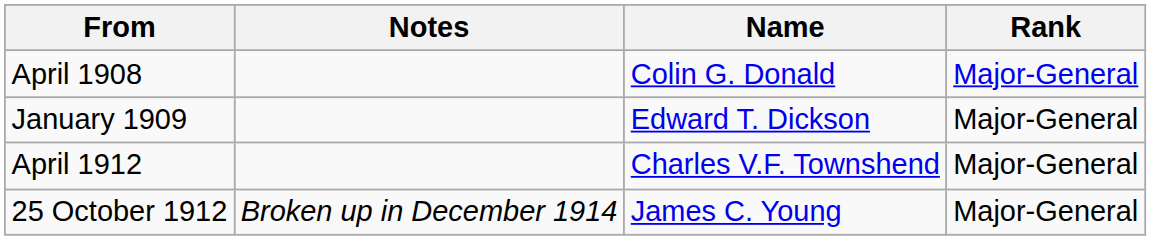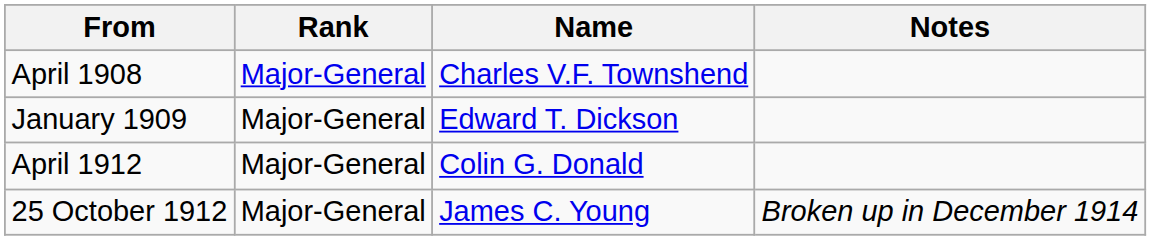columns swapped: (1046, 27) <-> (429, 27)
(733, 73) Colin G. Donald -> (594, 73) Charles V.F. Townshend
(785, 165) Charles V.F. Townshend -> (541, 165) Colin G. Donald
